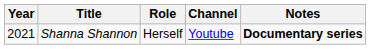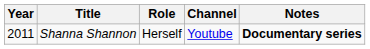(21, 34) 2021 -> (21, 34) 2011
